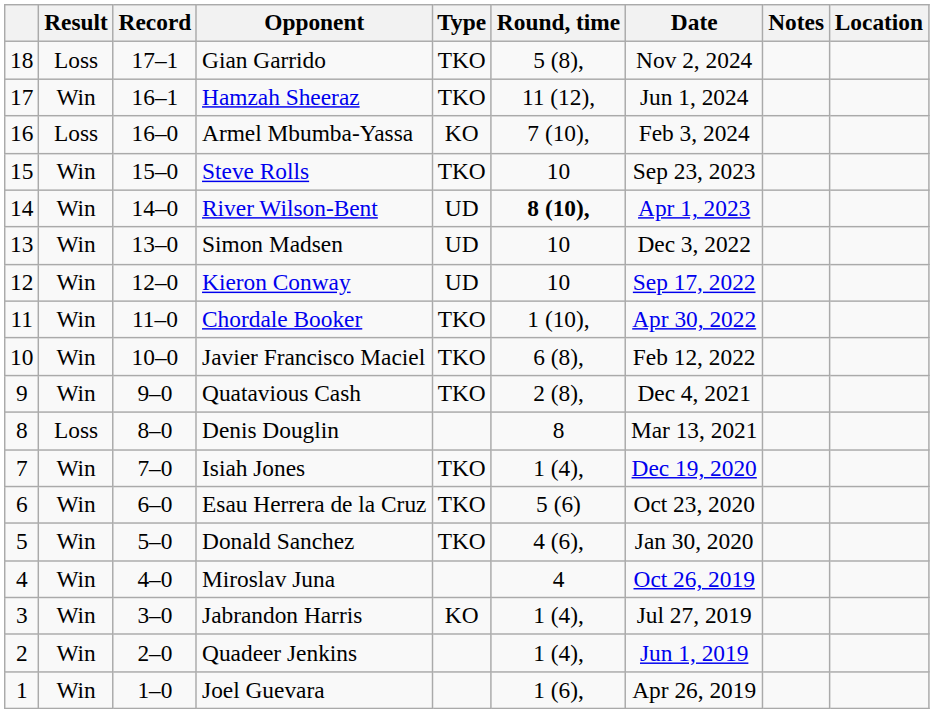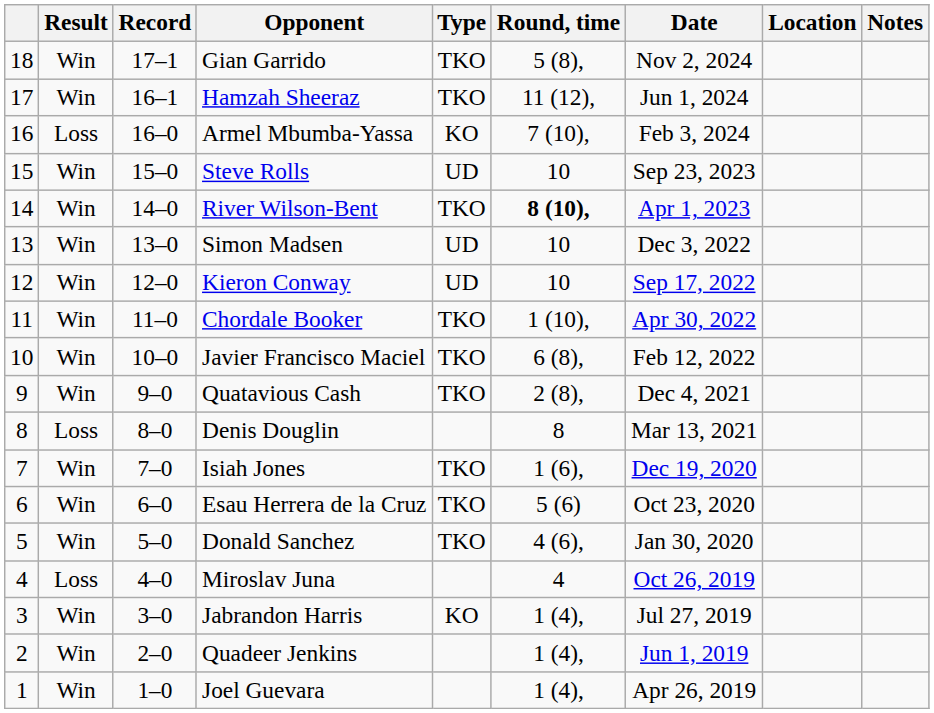columns swapped: (879, 23) <-> (796, 23)
(76, 60) Loss -> (76, 60) Win
(462, 171) TKO -> (462, 171) UD
(462, 208) UD -> (462, 208) TKO
(559, 467) 1 (4), -> (559, 467) 1 (6),
(76, 578) Win -> (76, 578) Loss
(559, 689) 1 (6), -> (559, 689) 1 (4),
